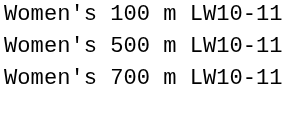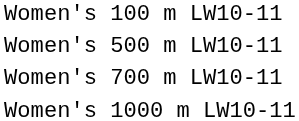+ row: (150, 111)
